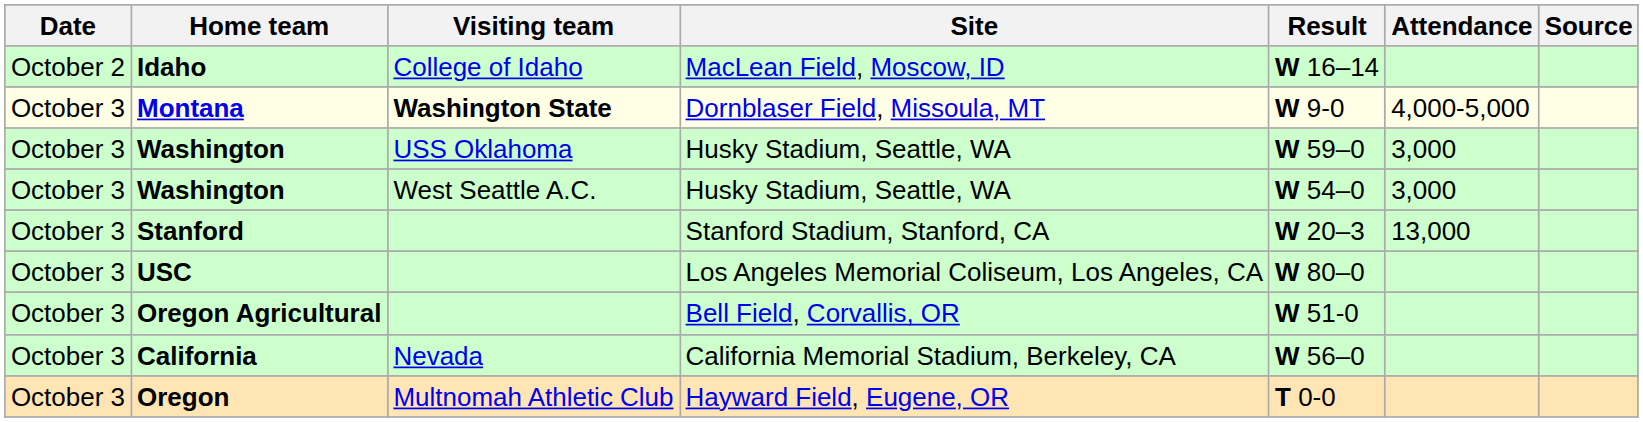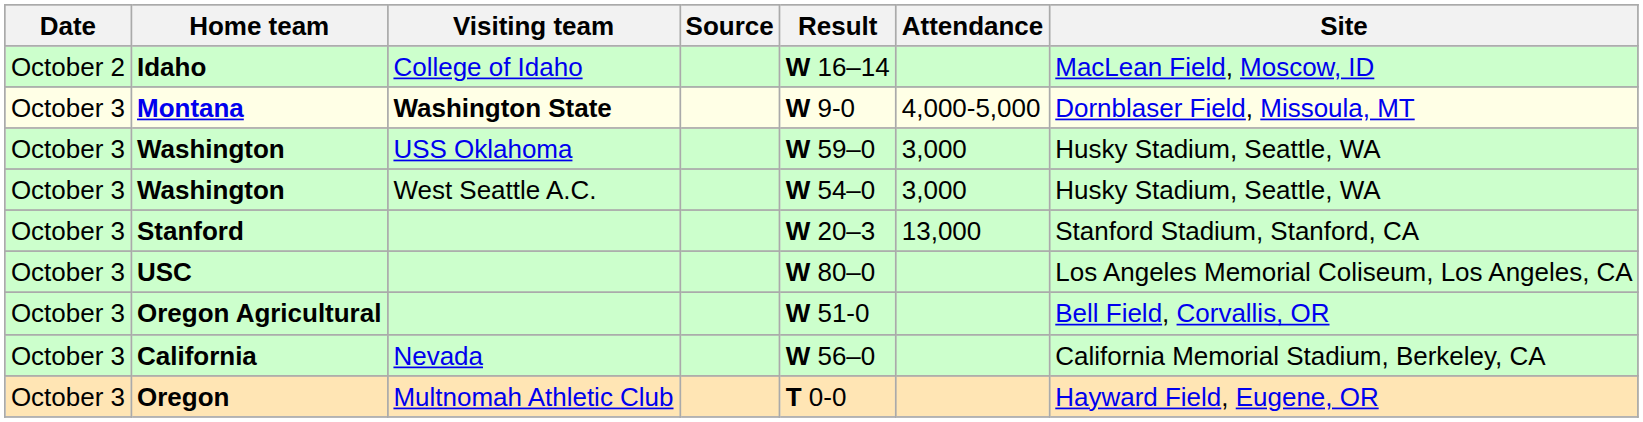columns swapped: (974, 26) <-> (1589, 26)
